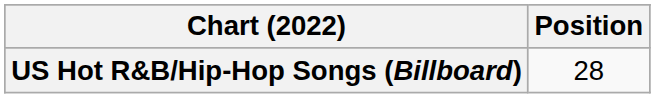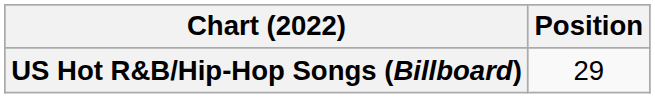(589, 69) 28 -> (589, 69) 29
